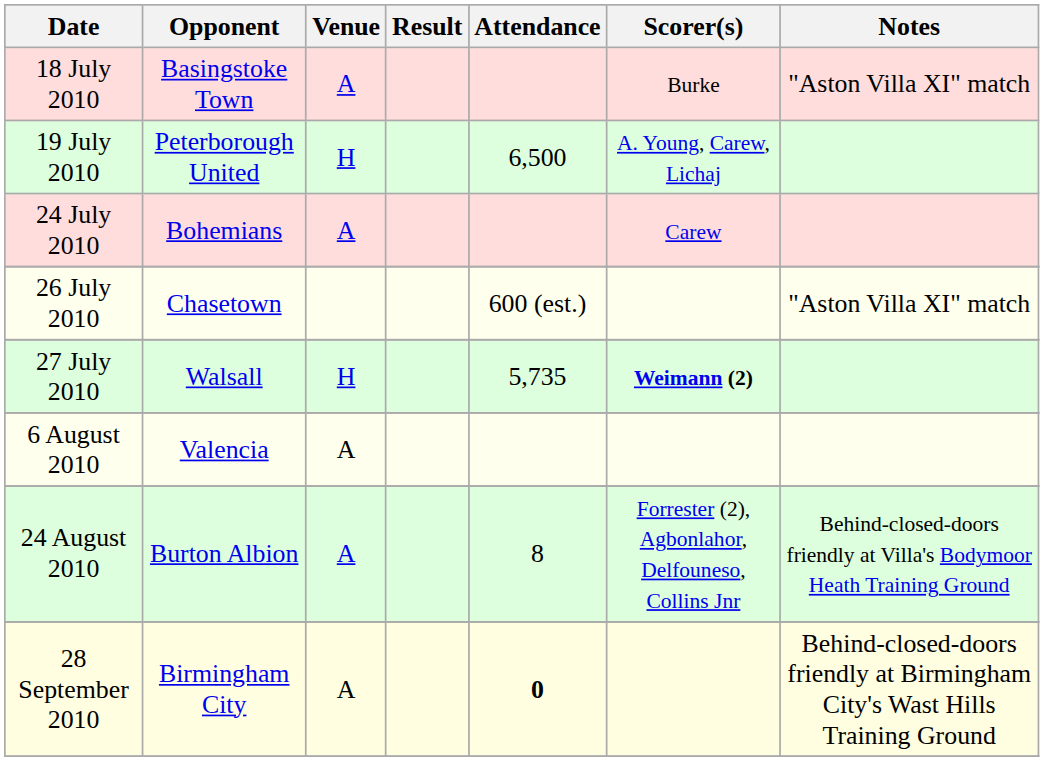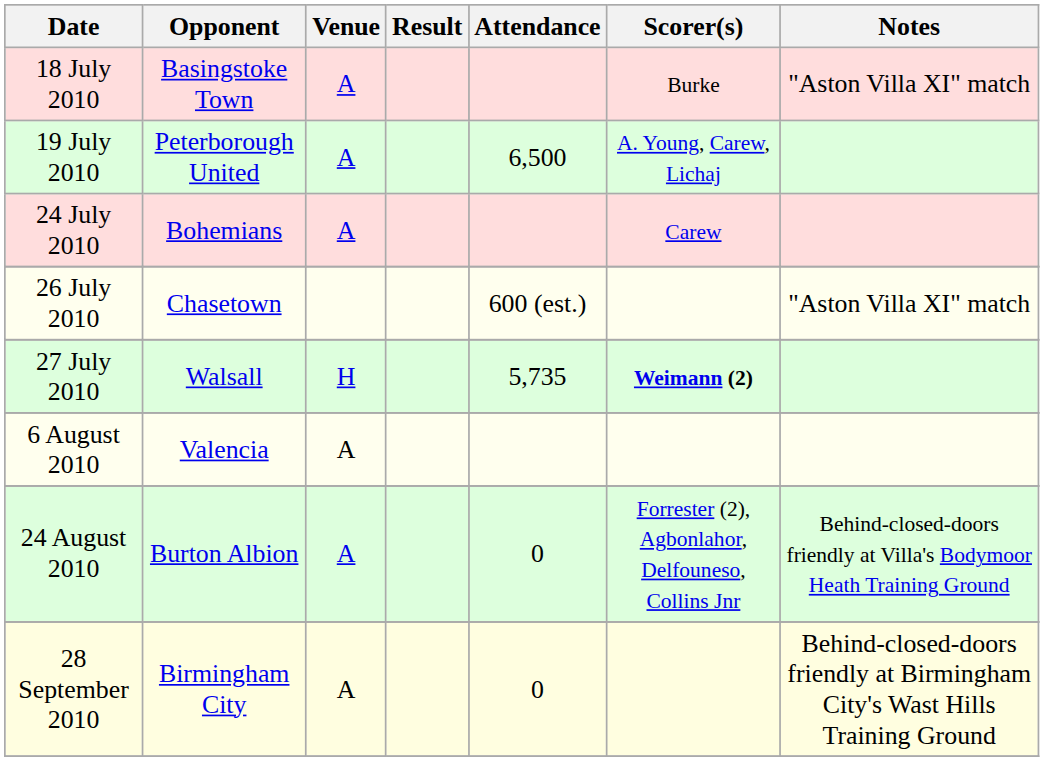(346, 157) H -> (346, 157) A
(537, 553) 8 -> (537, 553) 0
(537, 688) bold -> (537, 688) normal
